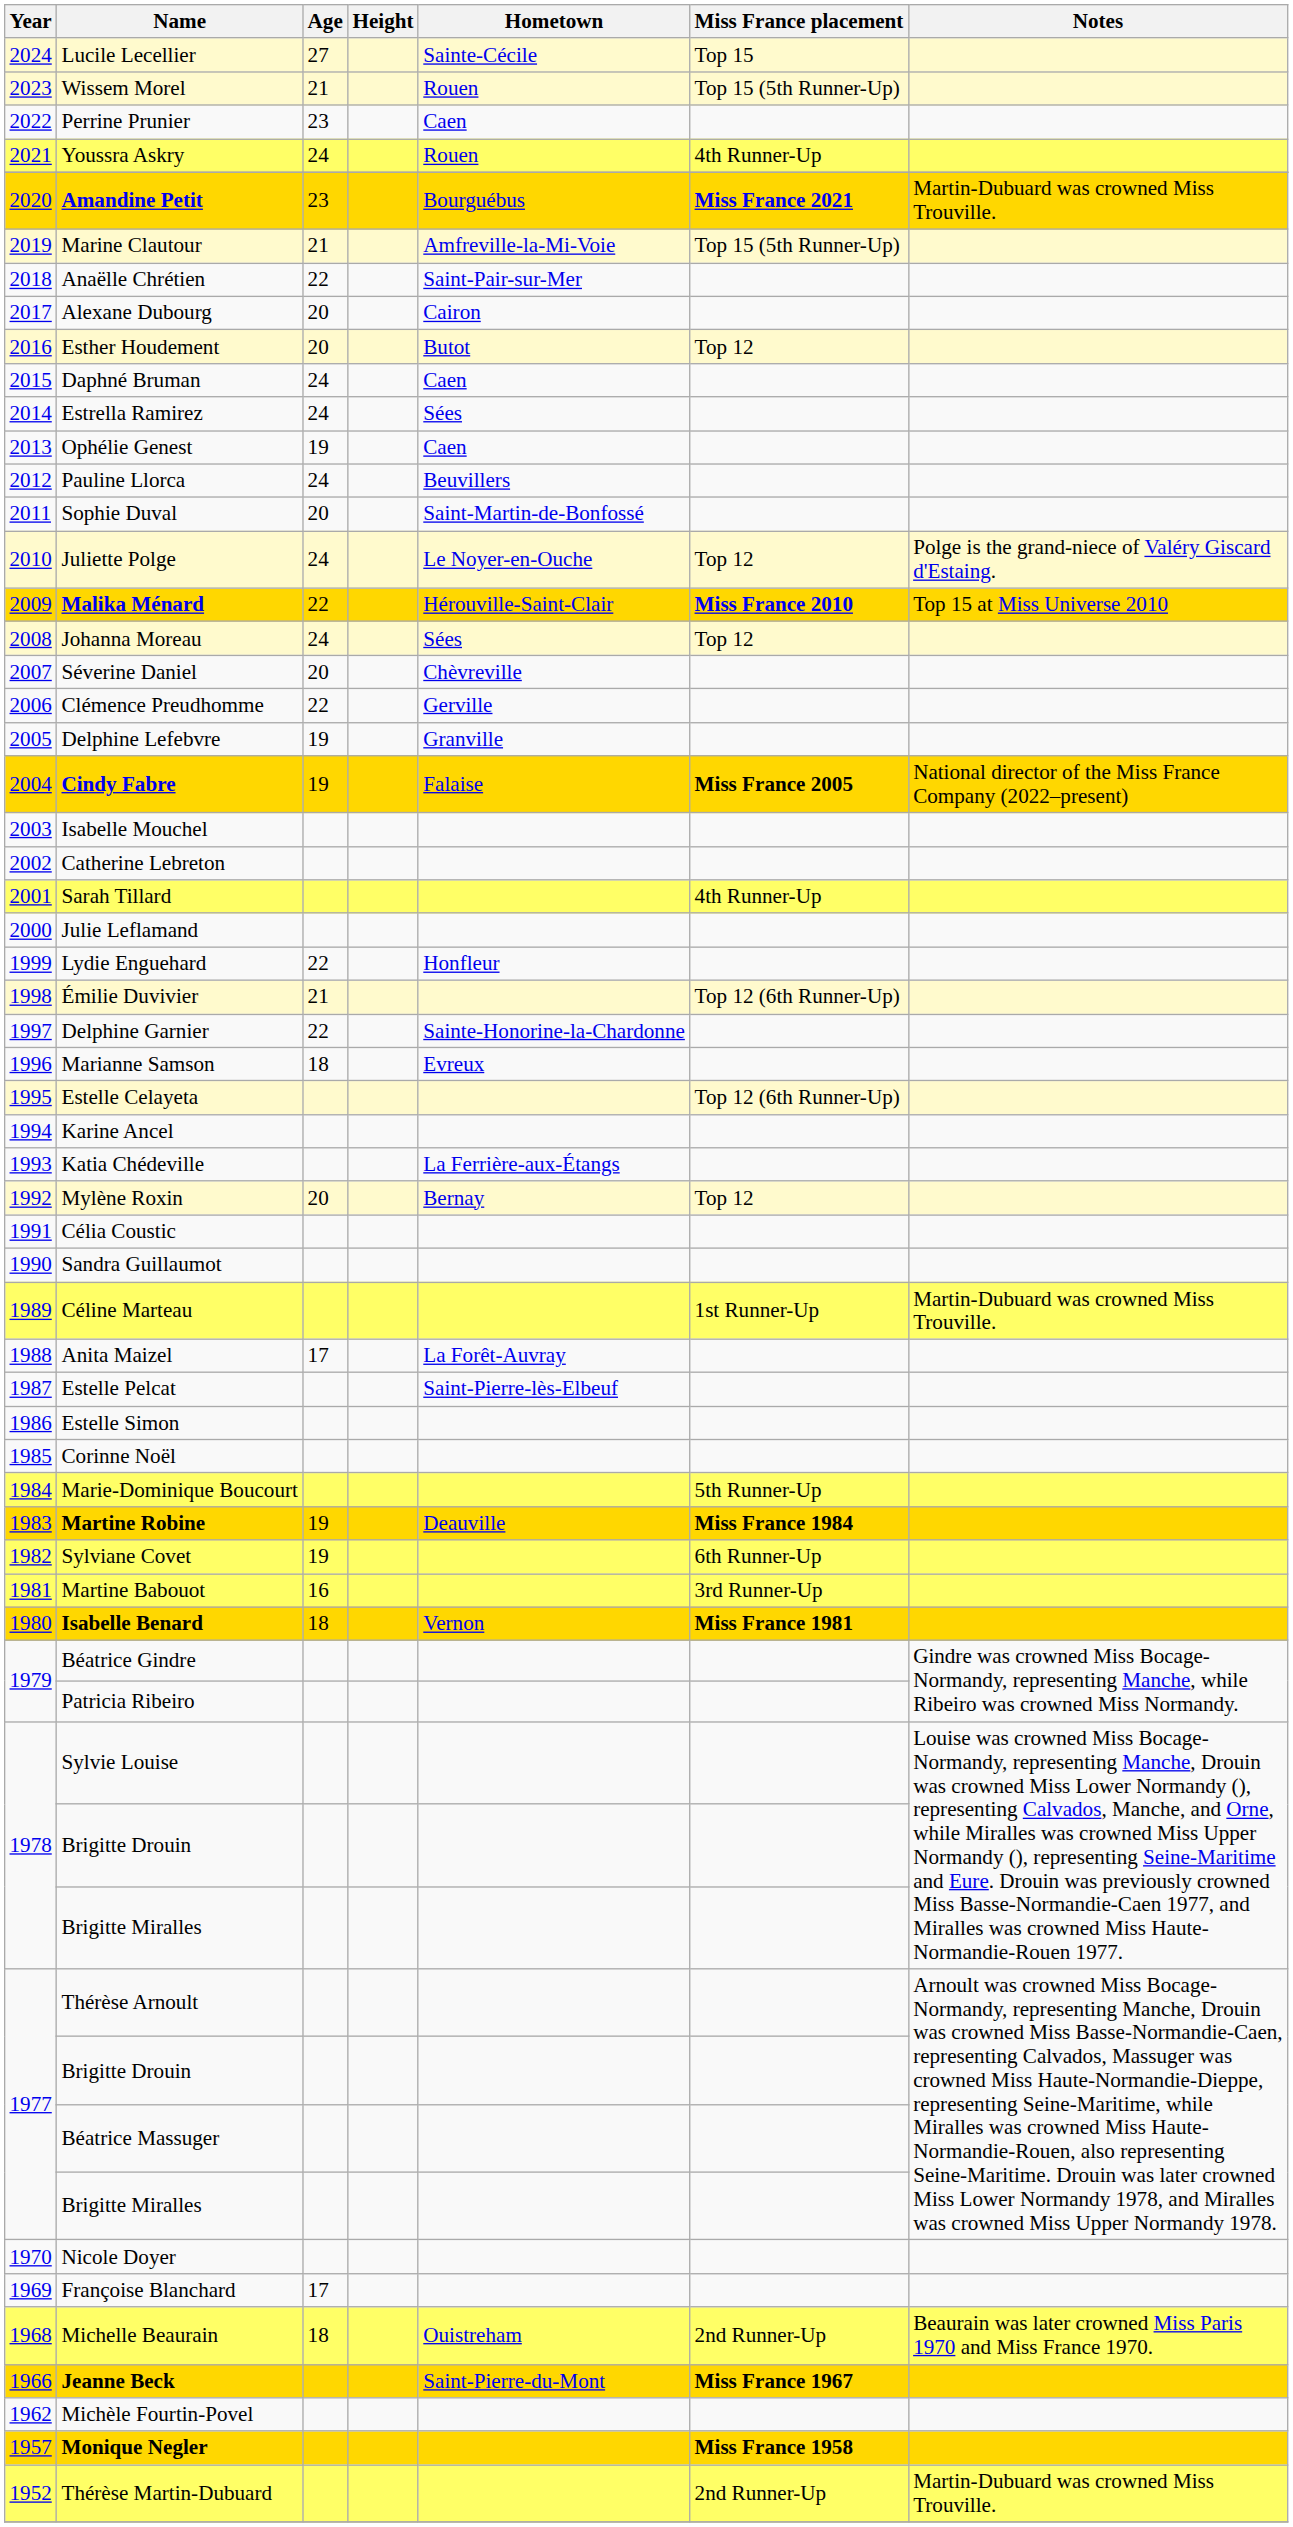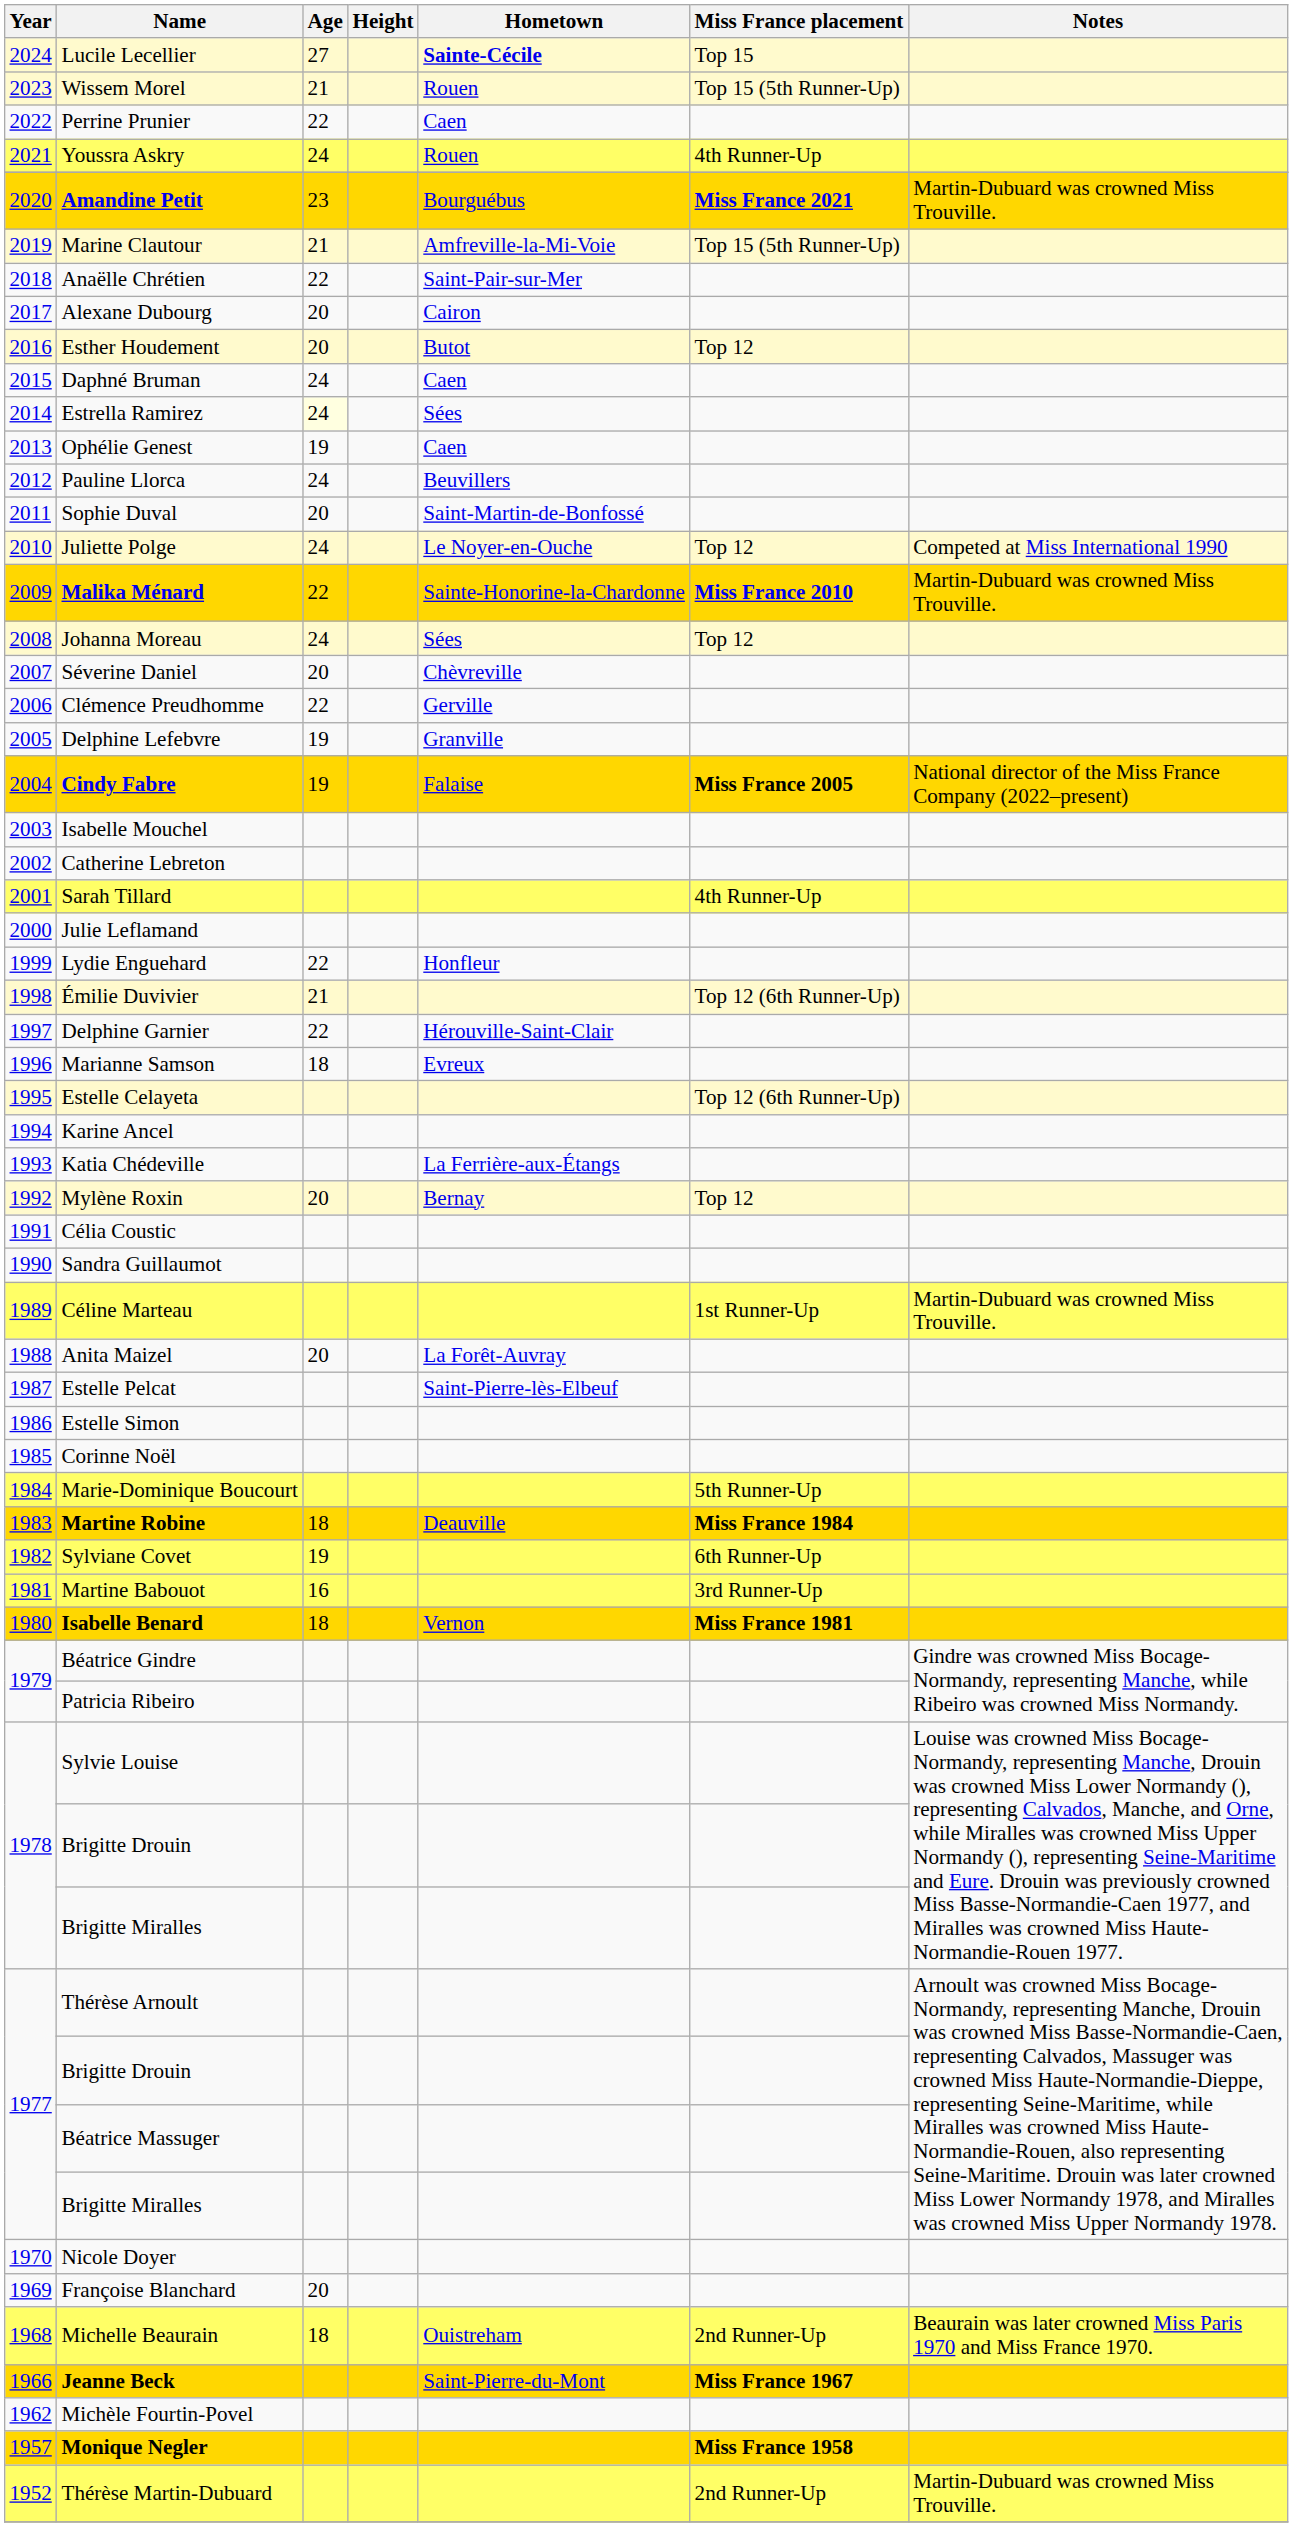(480, 54) normal -> (483, 54) bold
(318, 121) 23 -> (318, 121) 22
(318, 413) no background -> (318, 413) lightyellow background
(1092, 559) Polge is the grand-niece of Valéry Giscard d'Estaing. -> (1070, 547) Competed at Miss International 1990
(518, 604) Hérouville-Saint-Clair -> (554, 592) Sainte-Honorine-la-Chardonne
(1041, 604) Top 15 at Miss Universe 2010 -> (1064, 592) Martin-Dubuard was crowned Miss Trouville.
(554, 1030) Sainte-Honorine-la-Chardonne -> (518, 1030) Hérouville-Saint-Clair
(318, 1355) 17 -> (318, 1355) 20
(318, 1523) 19 -> (318, 1523) 18
(318, 2289) 17 -> (318, 2289) 20
